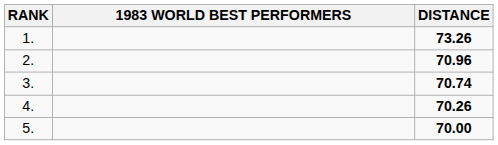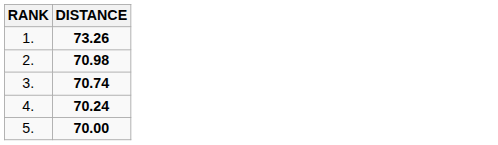- column: (233, 15)
(454, 60) 70.96 -> (91, 60) 70.98
(454, 106) 70.26 -> (91, 106) 70.24
